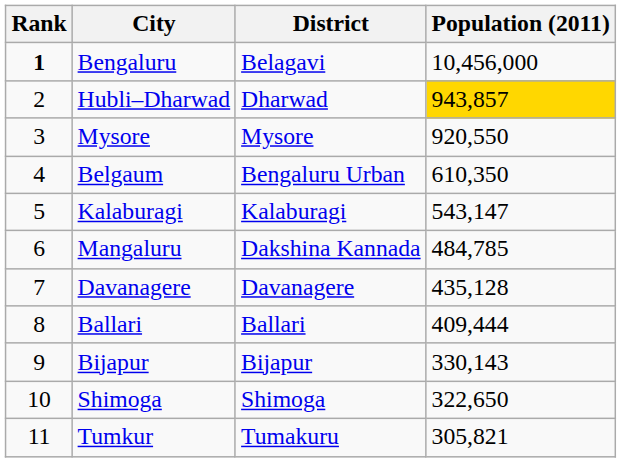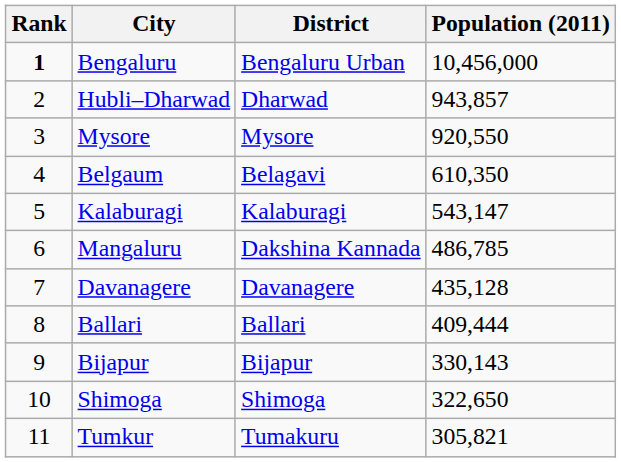(283, 61) Belagavi -> (323, 61) Bengaluru Urban
(470, 99) gold background -> (470, 99) no background
(323, 174) Bengaluru Urban -> (283, 174) Belagavi
(470, 249) 484,785 -> (470, 249) 486,785
